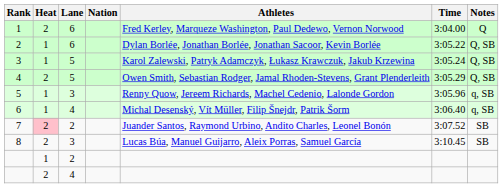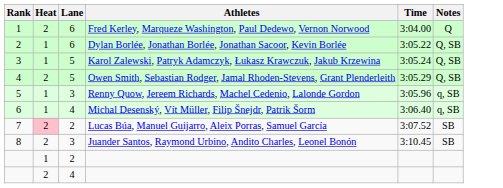- column: (103, 12)
(257, 126) Juander Santos, Raymond Urbino, Andito Charles, Leonel Bonón -> (207, 126) Lucas Búa, Manuel Guijarro, Aleix Porras, Samuel García
(242, 142) Lucas Búa, Manuel Guijarro, Aleix Porras, Samuel García -> (222, 142) Juander Santos, Raymond Urbino, Andito Charles, Leonel Bonón
